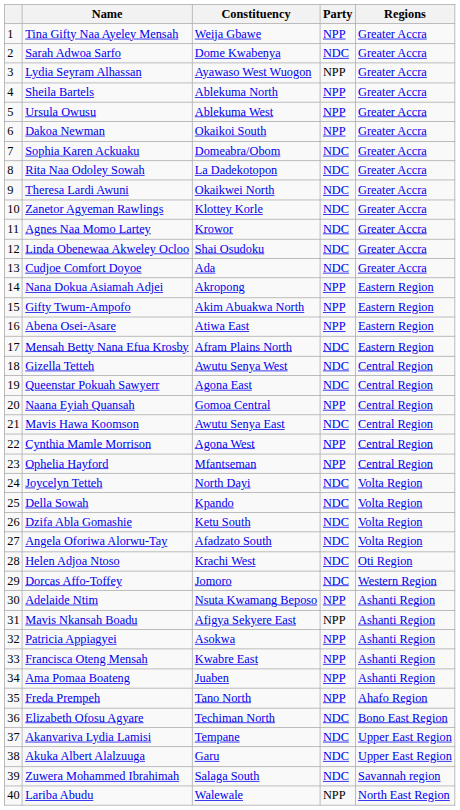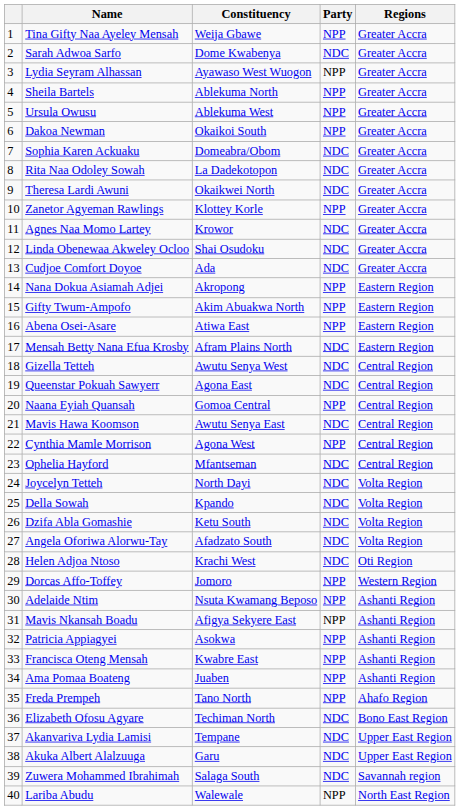(336, 209) NDC -> (334, 209) NPP
(334, 463) NPP -> (336, 463) NDC
(336, 580) NDC -> (334, 580) NPP
